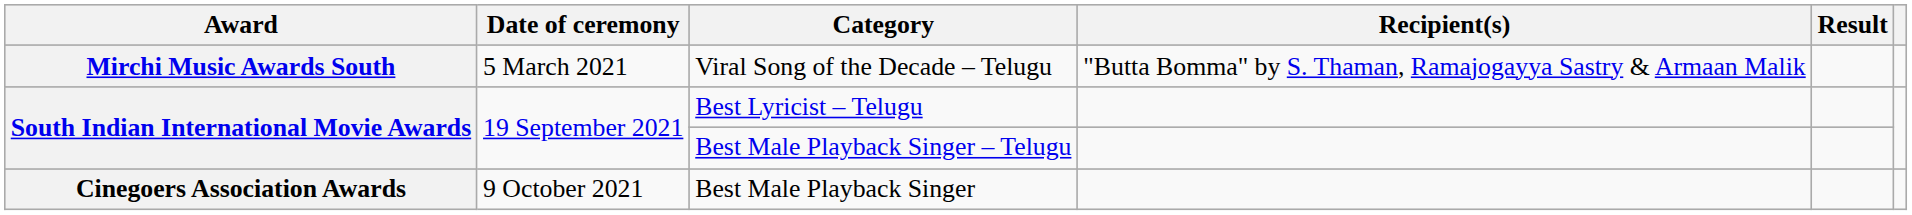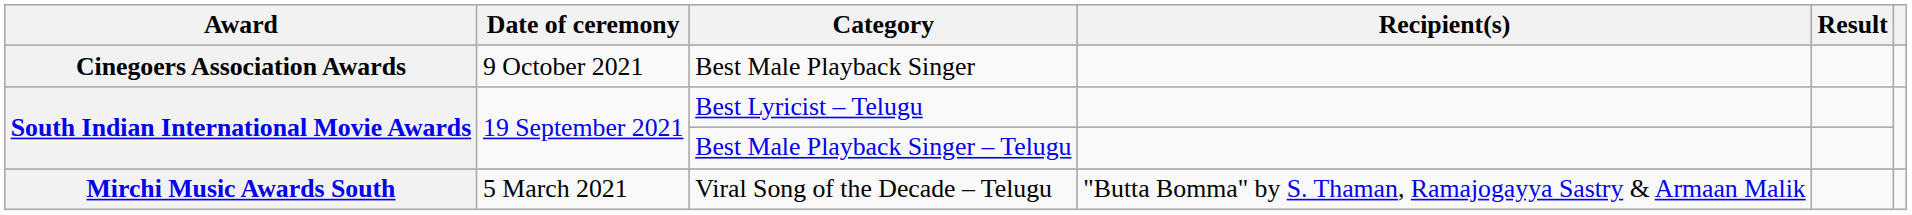rows swapped: (874, 65) <-> (835, 188)
